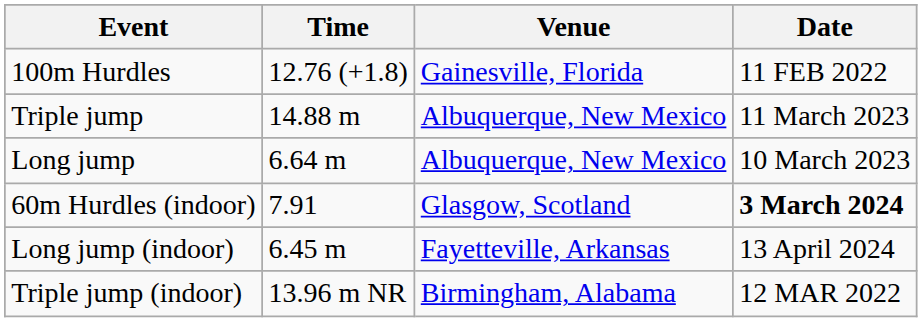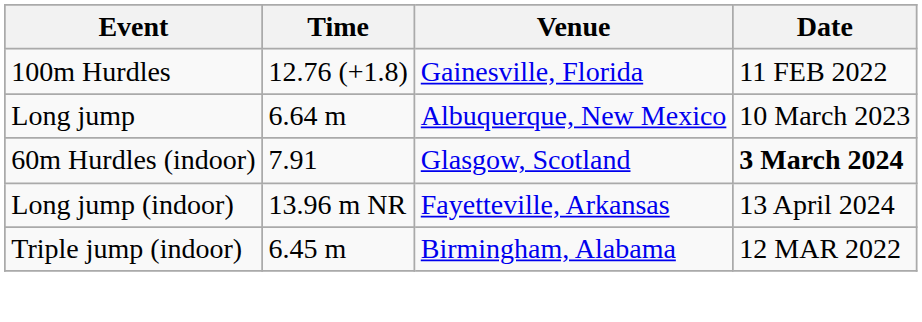- row: (77, 115)
(307, 248) 6.45 m -> (337, 204) 13.96 m NR
(337, 293) 13.96 m NR -> (307, 248) 6.45 m
